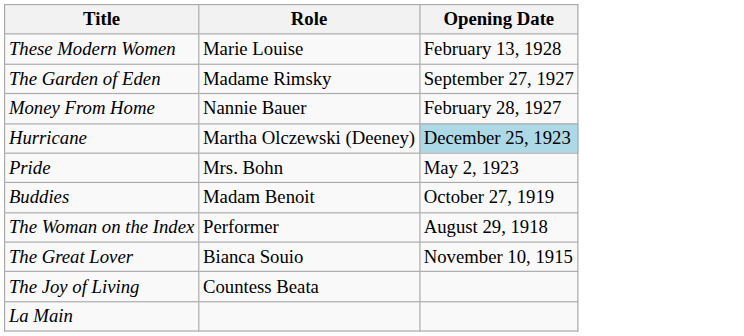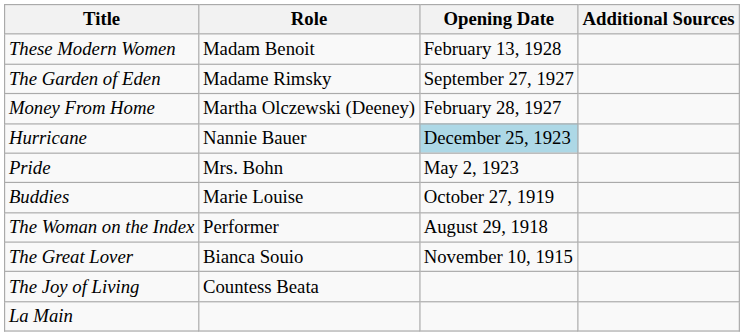+ column: (659, 19)
(253, 49) Marie Louise -> (259, 49) Madam Benoit
(255, 108) Nannie Bauer -> (309, 108) Martha Olczewski (Deeney)
(309, 138) Martha Olczewski (Deeney) -> (255, 138) Nannie Bauer
(259, 197) Madam Benoit -> (253, 197) Marie Louise
